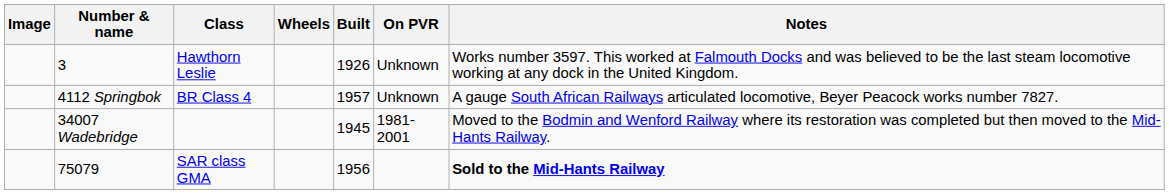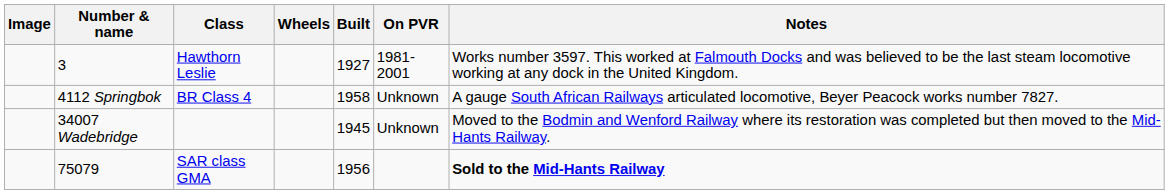(353, 65) 1926 -> (353, 65) 1927
(408, 65) Unknown -> (396, 65) 1981-2001
(353, 96) 1957 -> (353, 96) 1958
(396, 128) 1981-2001 -> (408, 128) Unknown
